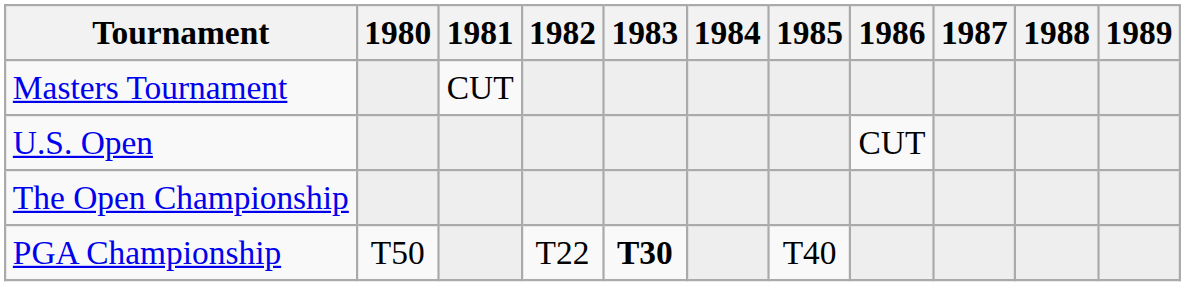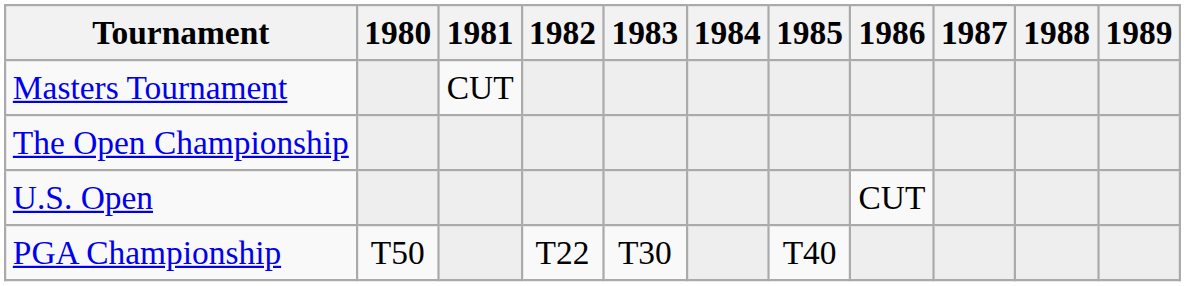rows swapped: (83, 142) <-> (181, 197)
(645, 252) bold -> (645, 252) normal
